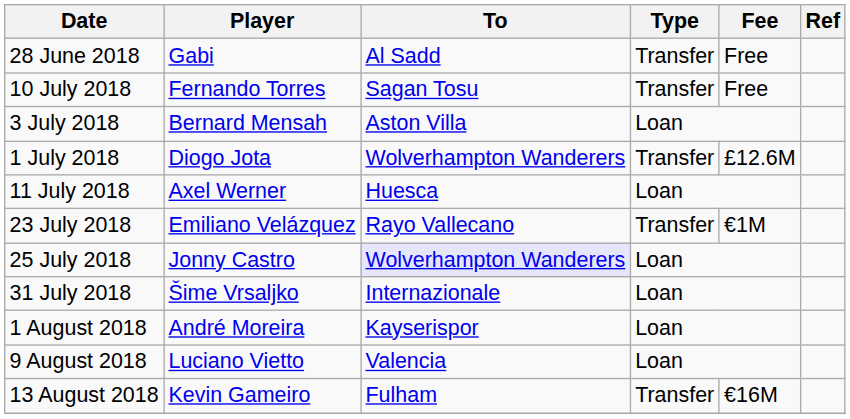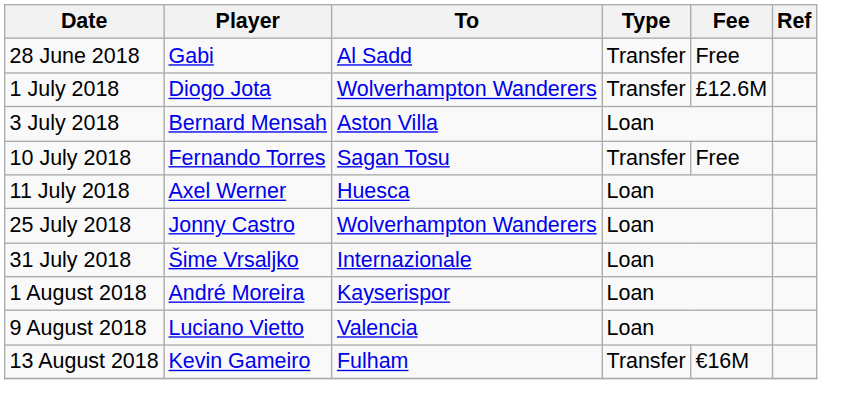rows swapped: (64, 157) <-> (70, 89)
- row: (70, 225)
(495, 259) lavender background -> (467, 225) no background
